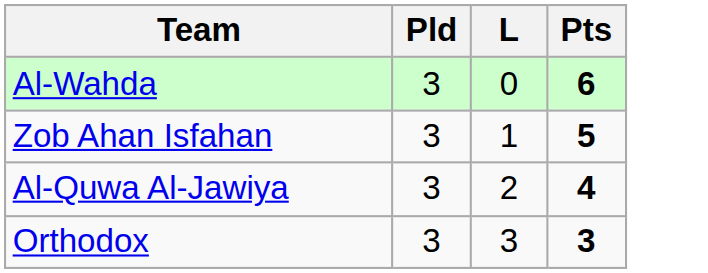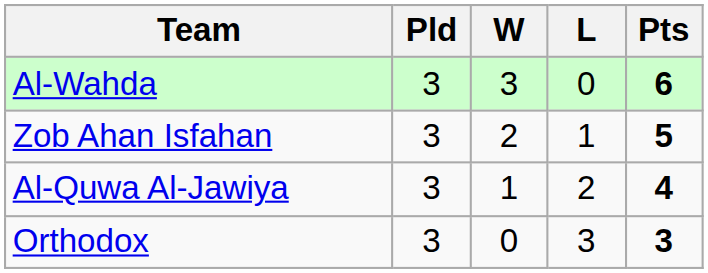+ column: (509, 30)
